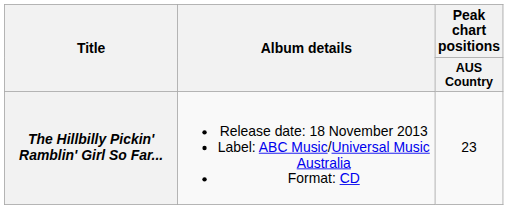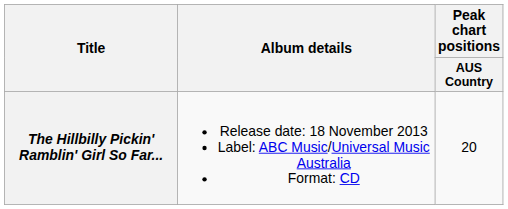(469, 147) 23 -> (469, 147) 20
